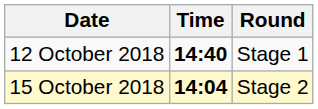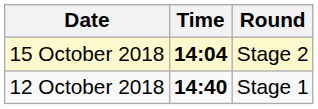rows swapped: (87, 53) <-> (87, 86)
